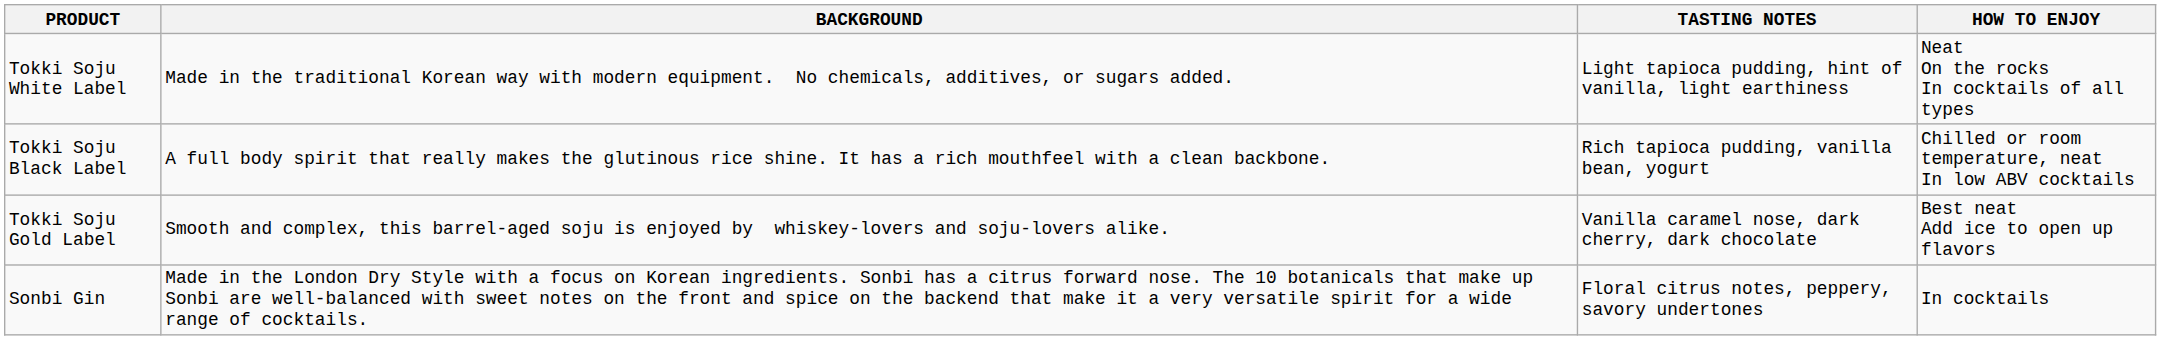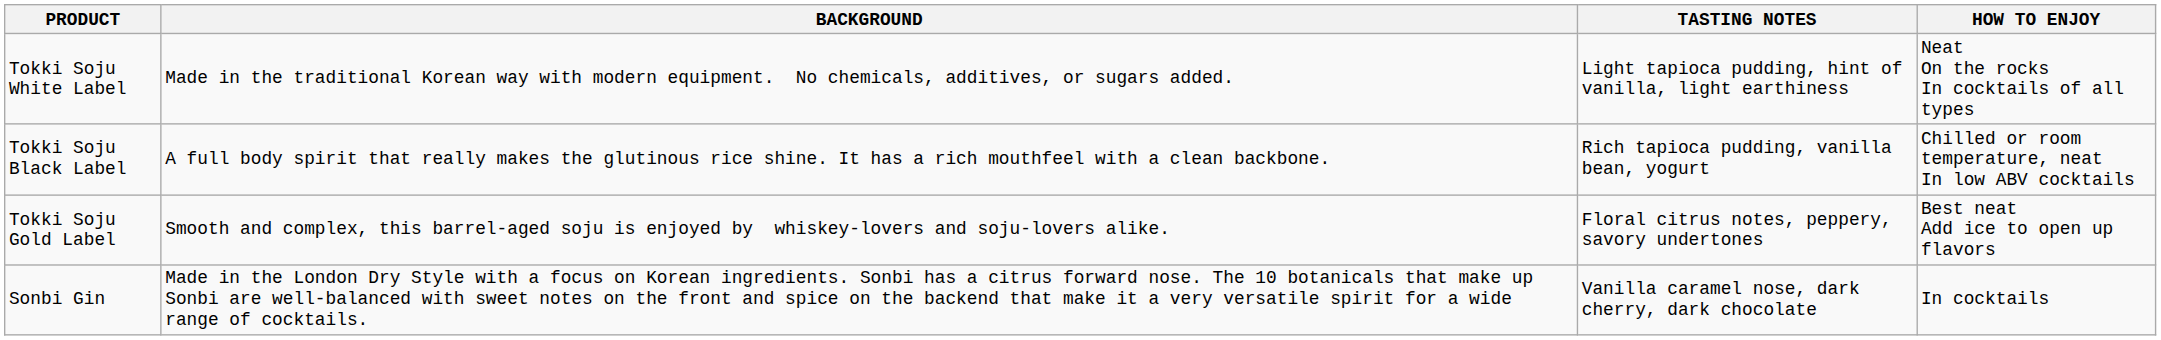(1721, 230) Vanilla caramel nose, dark cherry, dark chocolate -> (1737, 230) Floral citrus notes, peppery, savory undertones
(1737, 300) Floral citrus notes, peppery, savory undertones -> (1721, 300) Vanilla caramel nose, dark cherry, dark chocolate
